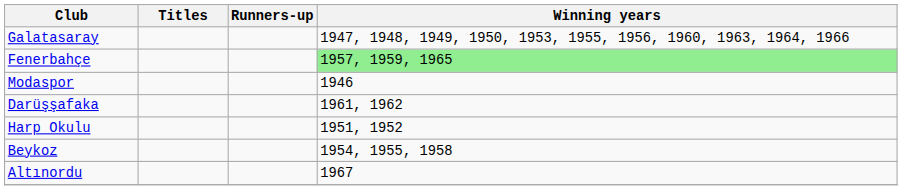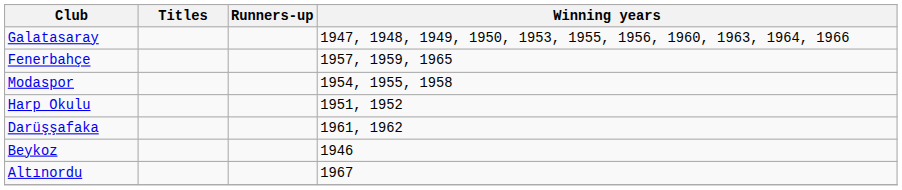(386, 61) lightgreen background -> (386, 61) no background
(337, 83) 1946 -> (386, 83) 1954, 1955, 1958
rows swapped: (49, 128) <-> (53, 106)
(386, 151) 1954, 1955, 1958 -> (337, 151) 1946
